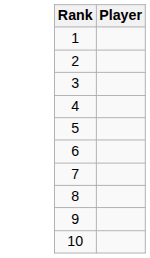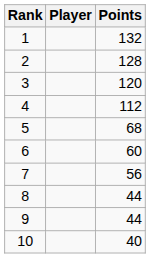+ column: (120, 16)
